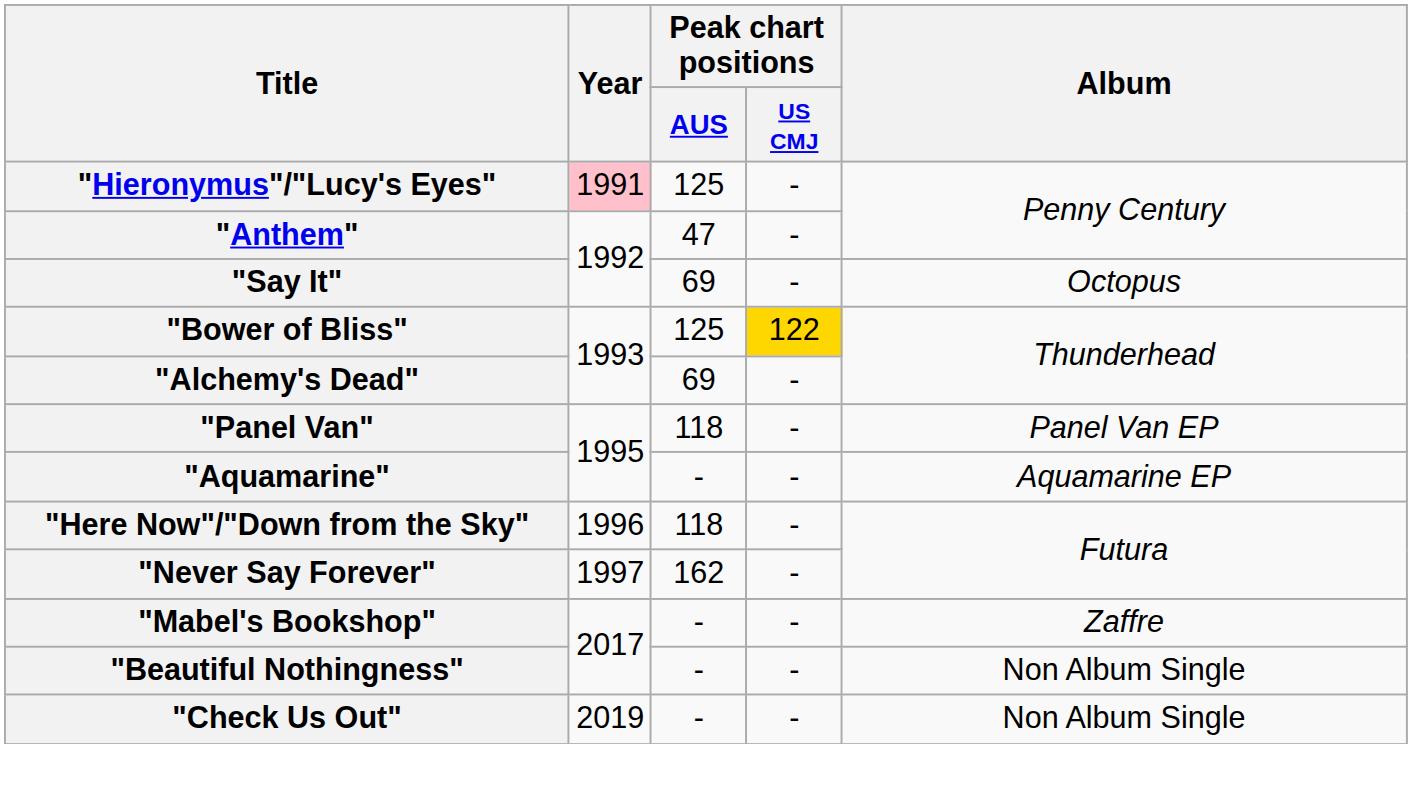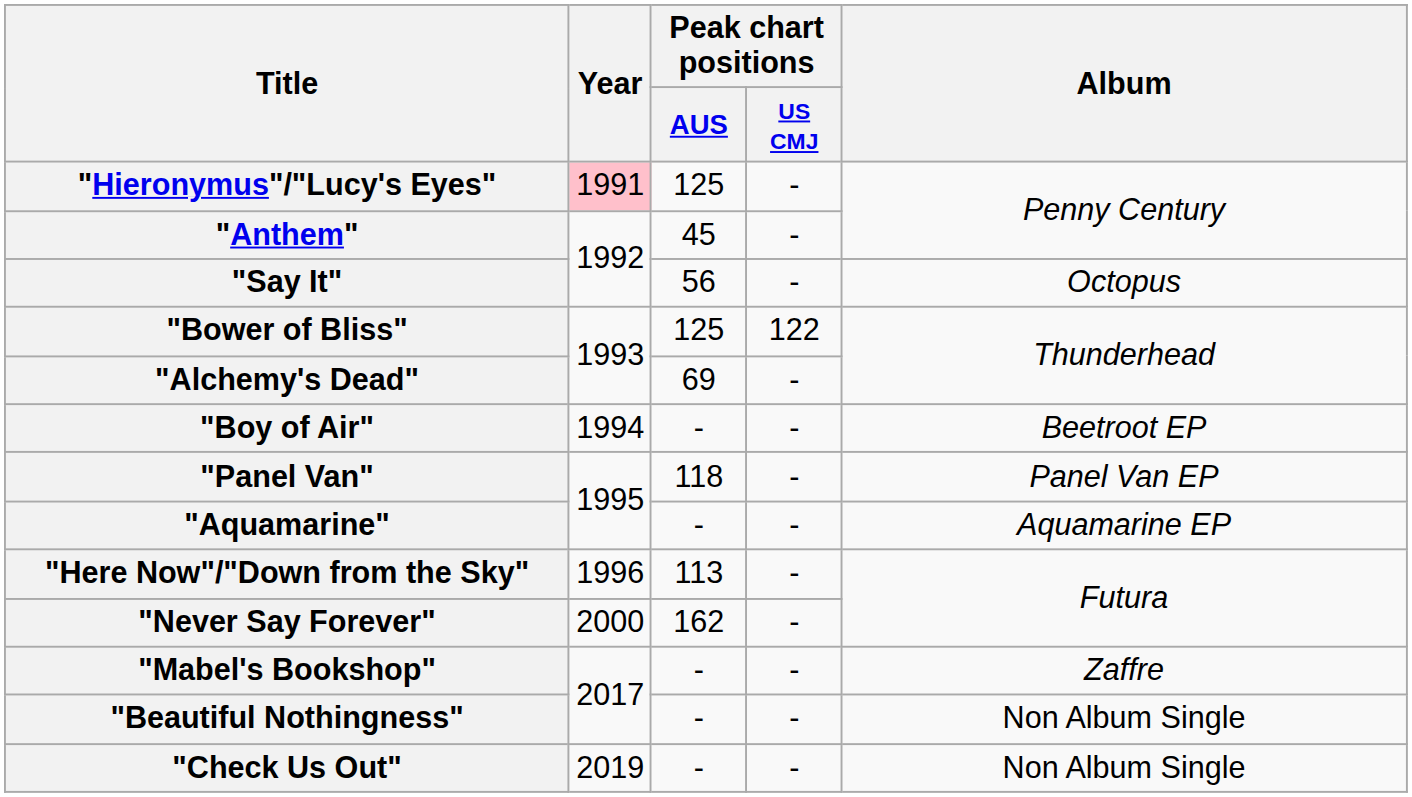(699, 234) 47 -> (699, 234) 45
(699, 282) 69 -> (699, 282) 56
(794, 330) gold background -> (794, 330) no background
+ row: (287, 427)
(699, 524) 118 -> (699, 573) 113
(610, 573) 1997 -> (610, 621) 2000
